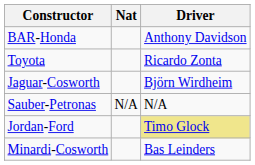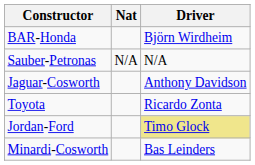(195, 38) Anthony Davidson -> (188, 38) Björn Wirdheim
rows swapped: (52, 105) <-> (26, 60)
(188, 82) Björn Wirdheim -> (195, 82) Anthony Davidson
